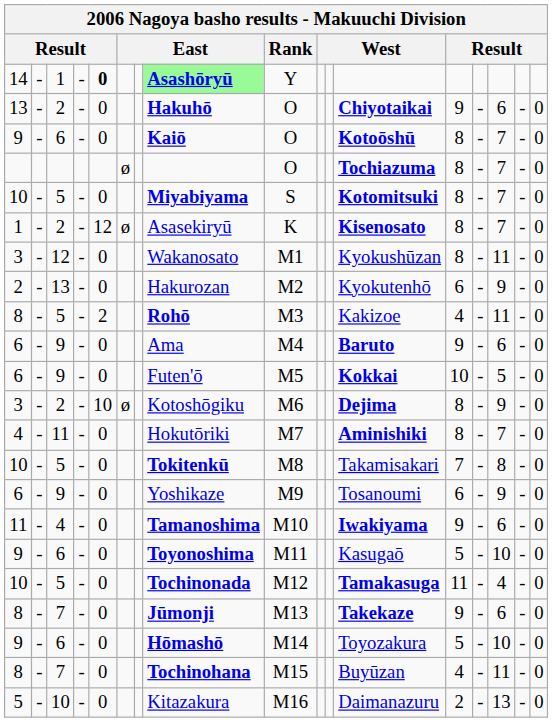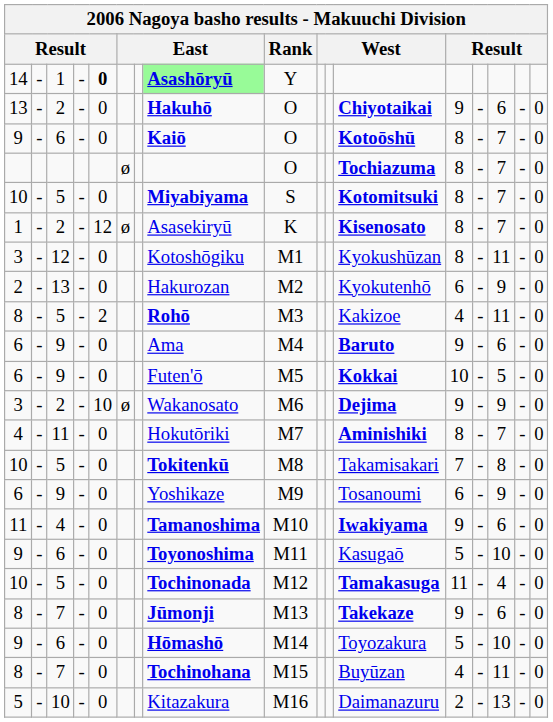(193, 256) Wakanosato -> (196, 256) Kotoshōgiku
(196, 405) Kotoshōgiku -> (193, 405) Wakanosato
(459, 405) 8 -> (459, 405) 9
